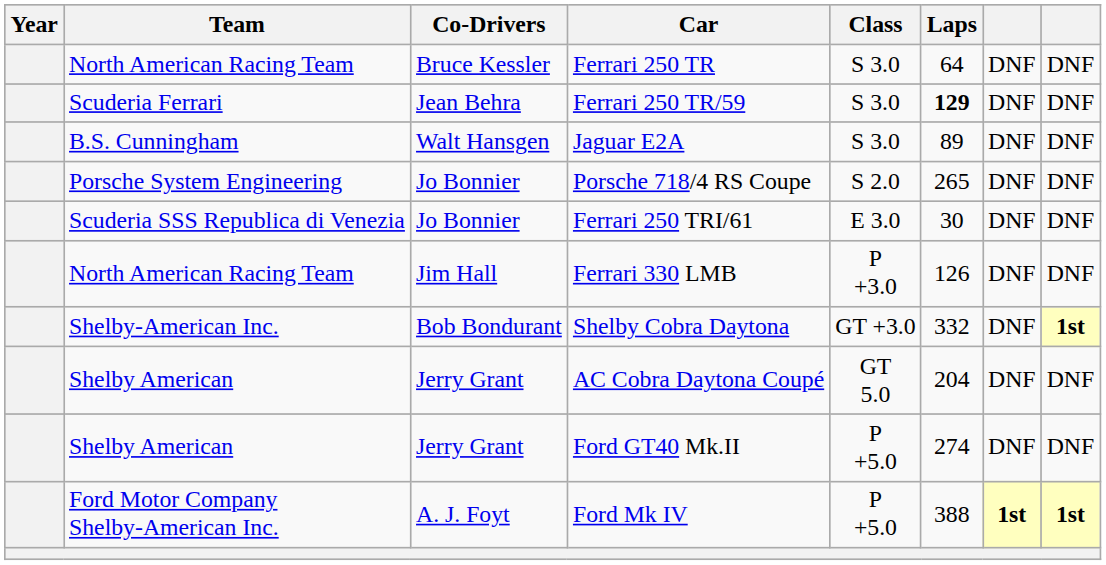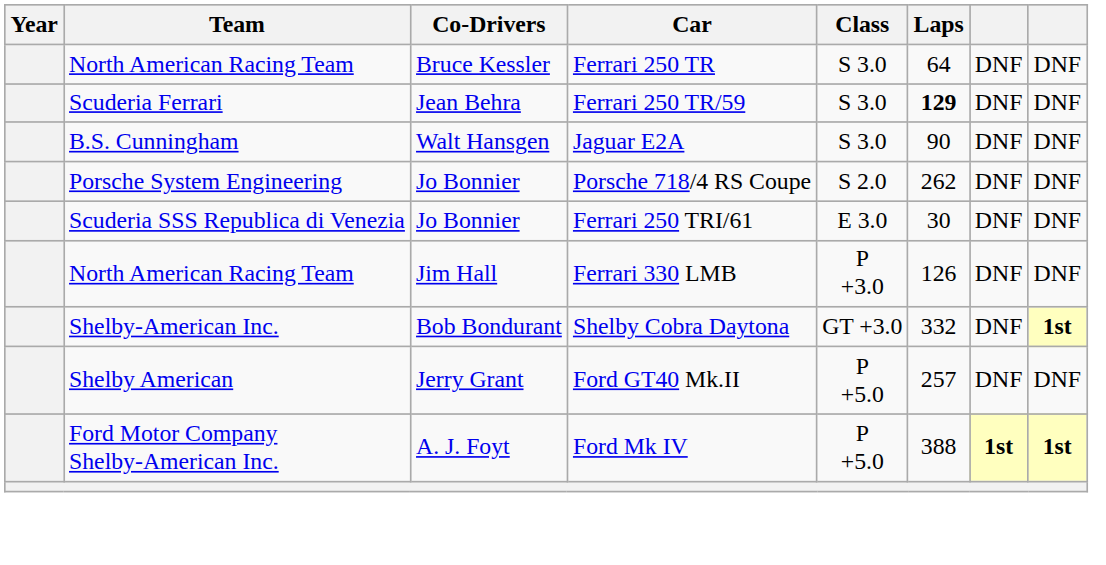(952, 142) 89 -> (939, 142) 90
(952, 181) 265 -> (939, 181) 262
- row: (699, 380)
(952, 447) 274 -> (939, 380) 257
